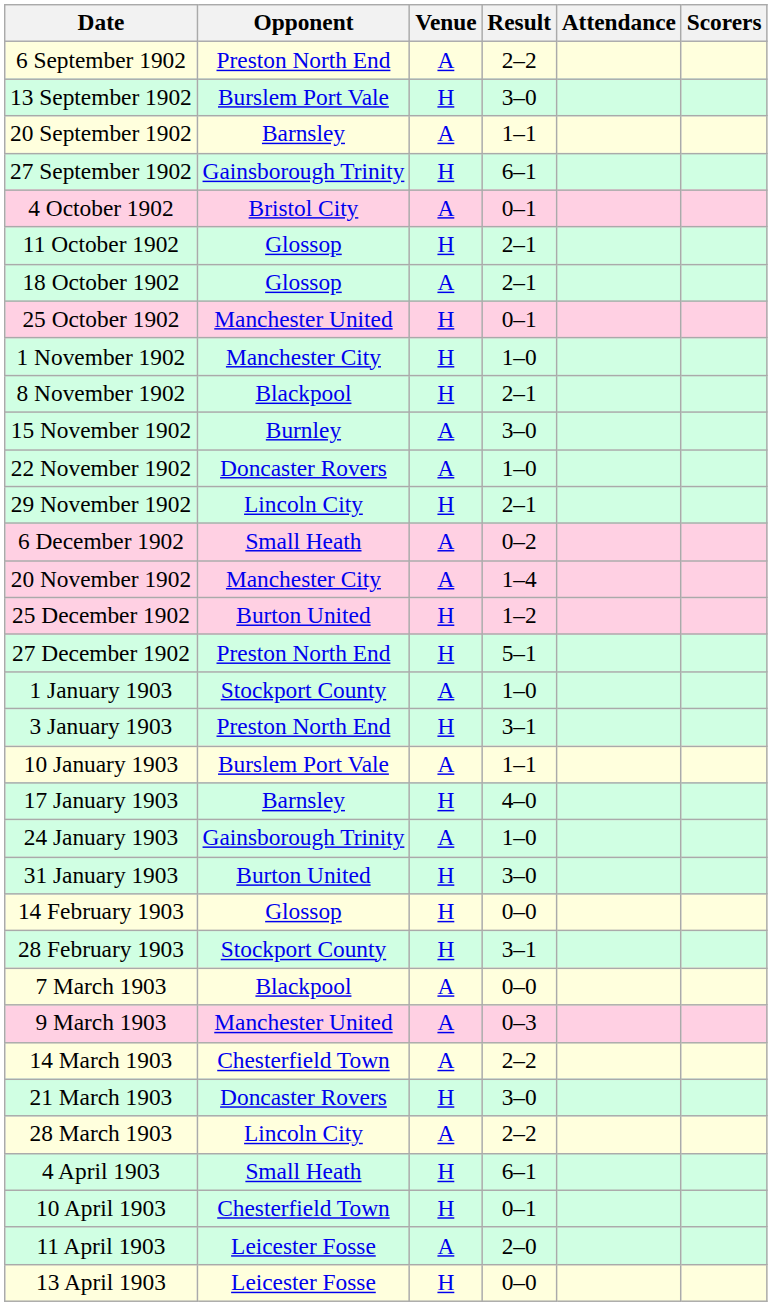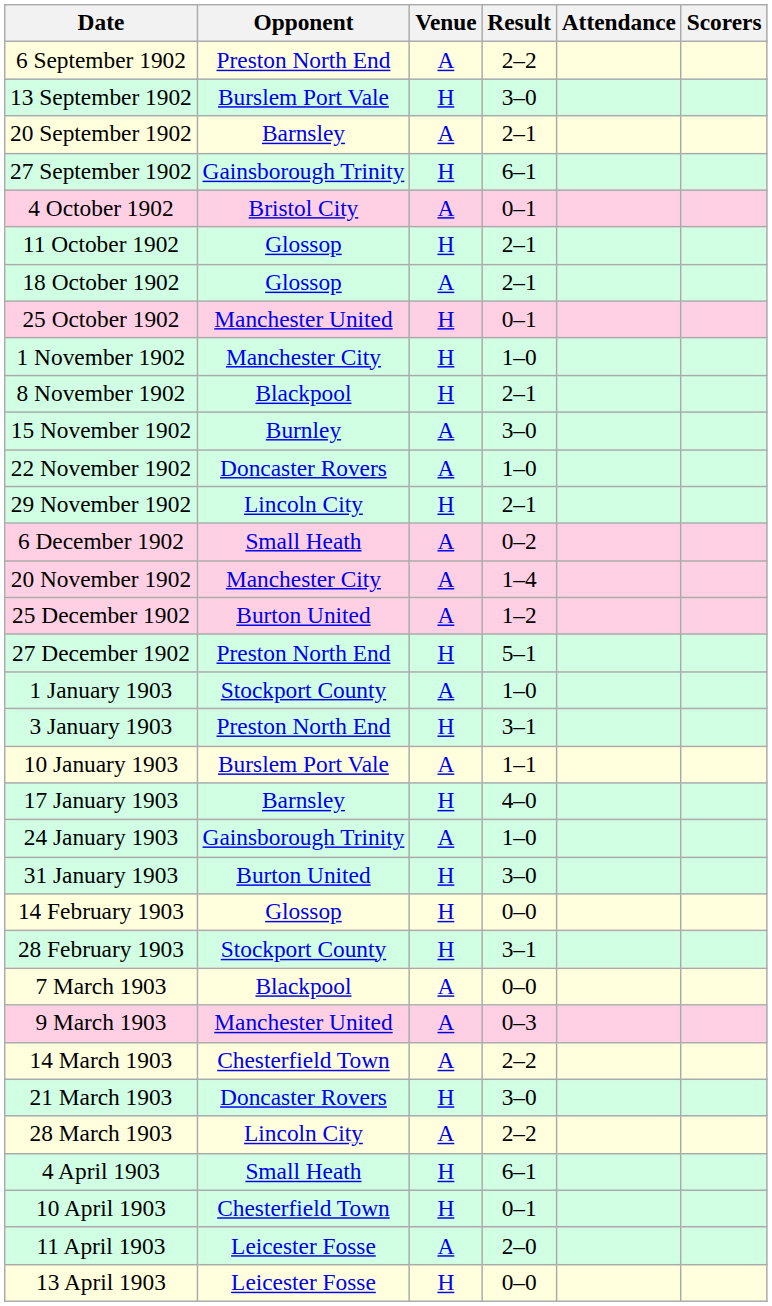(519, 134) 1–1 -> (519, 134) 2–1
(446, 615) H -> (446, 615) A
